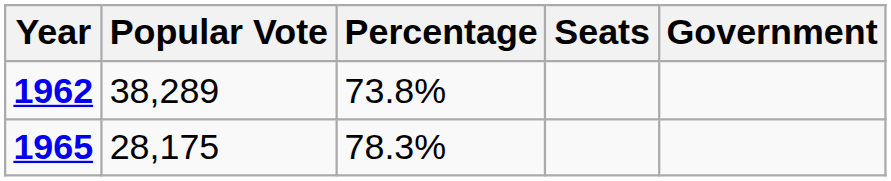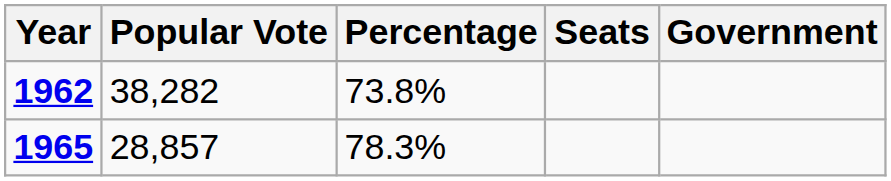(164, 89) 38,289 -> (164, 89) 38,282
(164, 146) 28,175 -> (164, 146) 28,857
